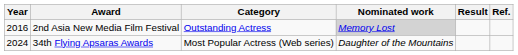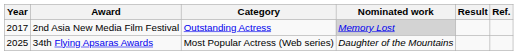(17, 27) 2016 -> (17, 27) 2017
(17, 43) 2024 -> (17, 43) 2025
